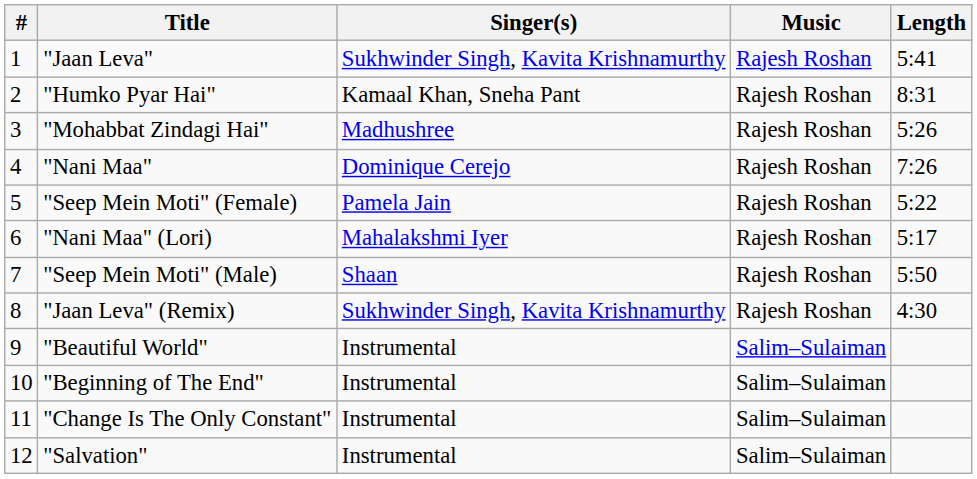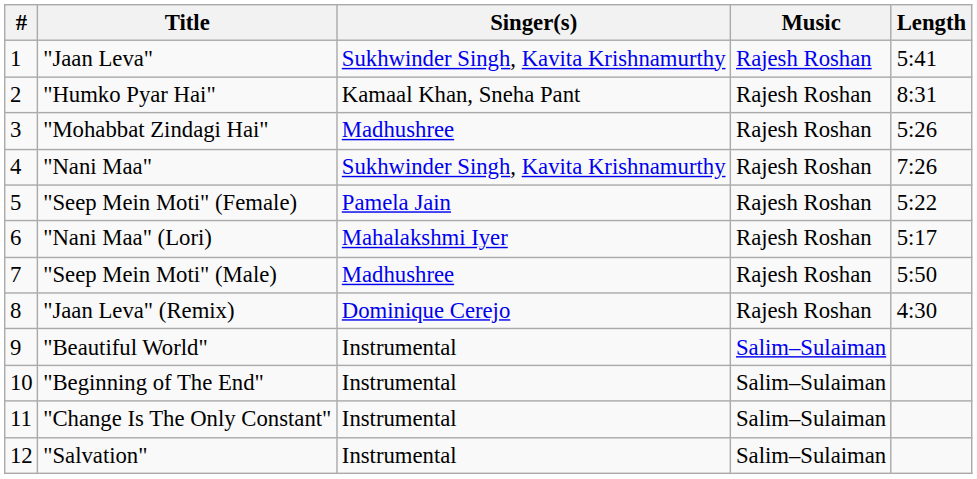(426, 166) Dominique Cerejo -> (534, 166) Sukhwinder Singh, Kavita Krishnamurthy
(370, 274) Shaan -> (398, 274) Madhushree
(534, 310) Sukhwinder Singh, Kavita Krishnamurthy -> (426, 310) Dominique Cerejo
